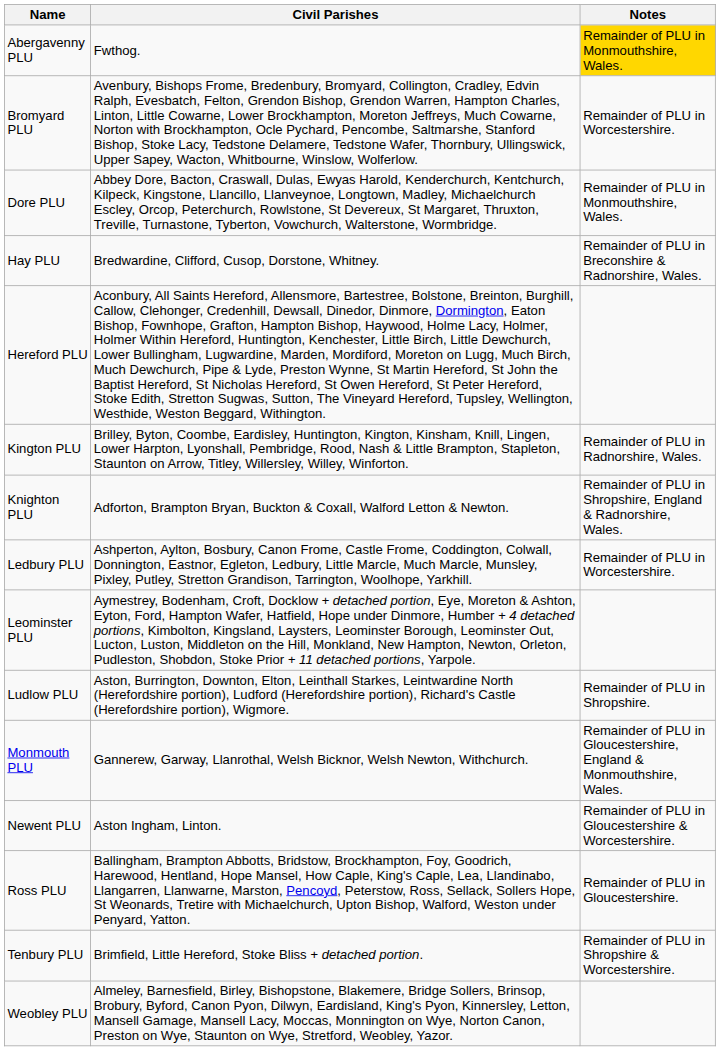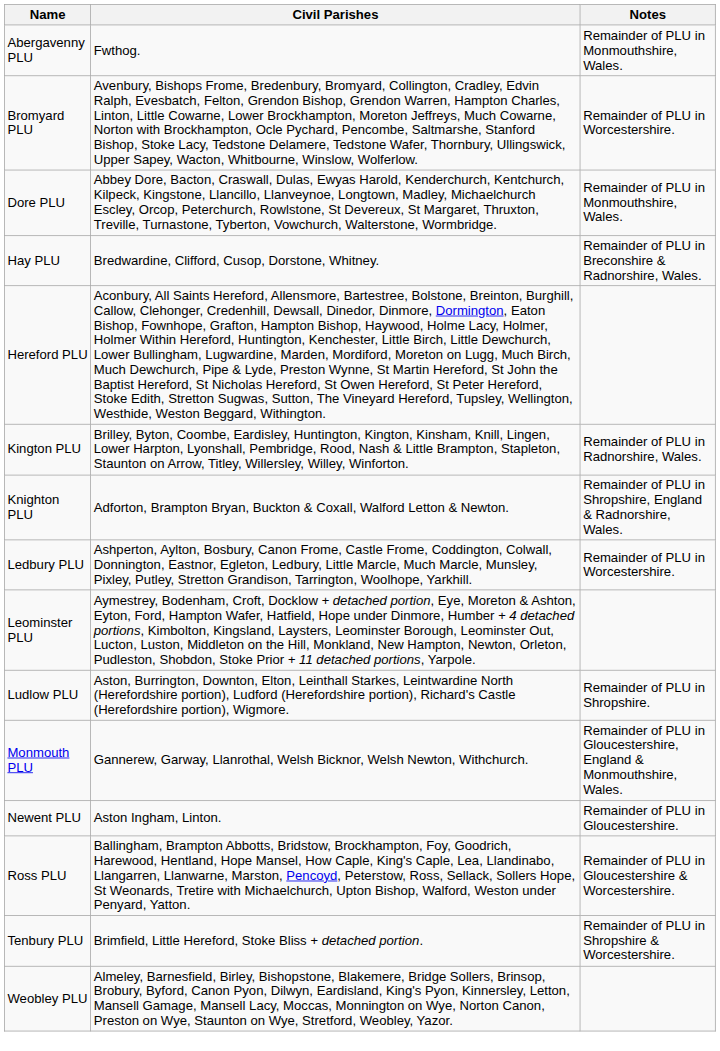(644, 50) gold background -> (644, 50) no background
(644, 825) Remainder of PLU in Gloucestershire & Worcestershire. -> (644, 818) Remainder of PLU in Gloucestershire.
(644, 890) Remainder of PLU in Gloucestershire. -> (644, 875) Remainder of PLU in Gloucestershire & Worcestershire.
